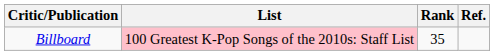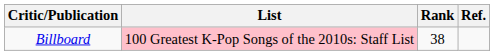(438, 38) 35 -> (438, 38) 38
